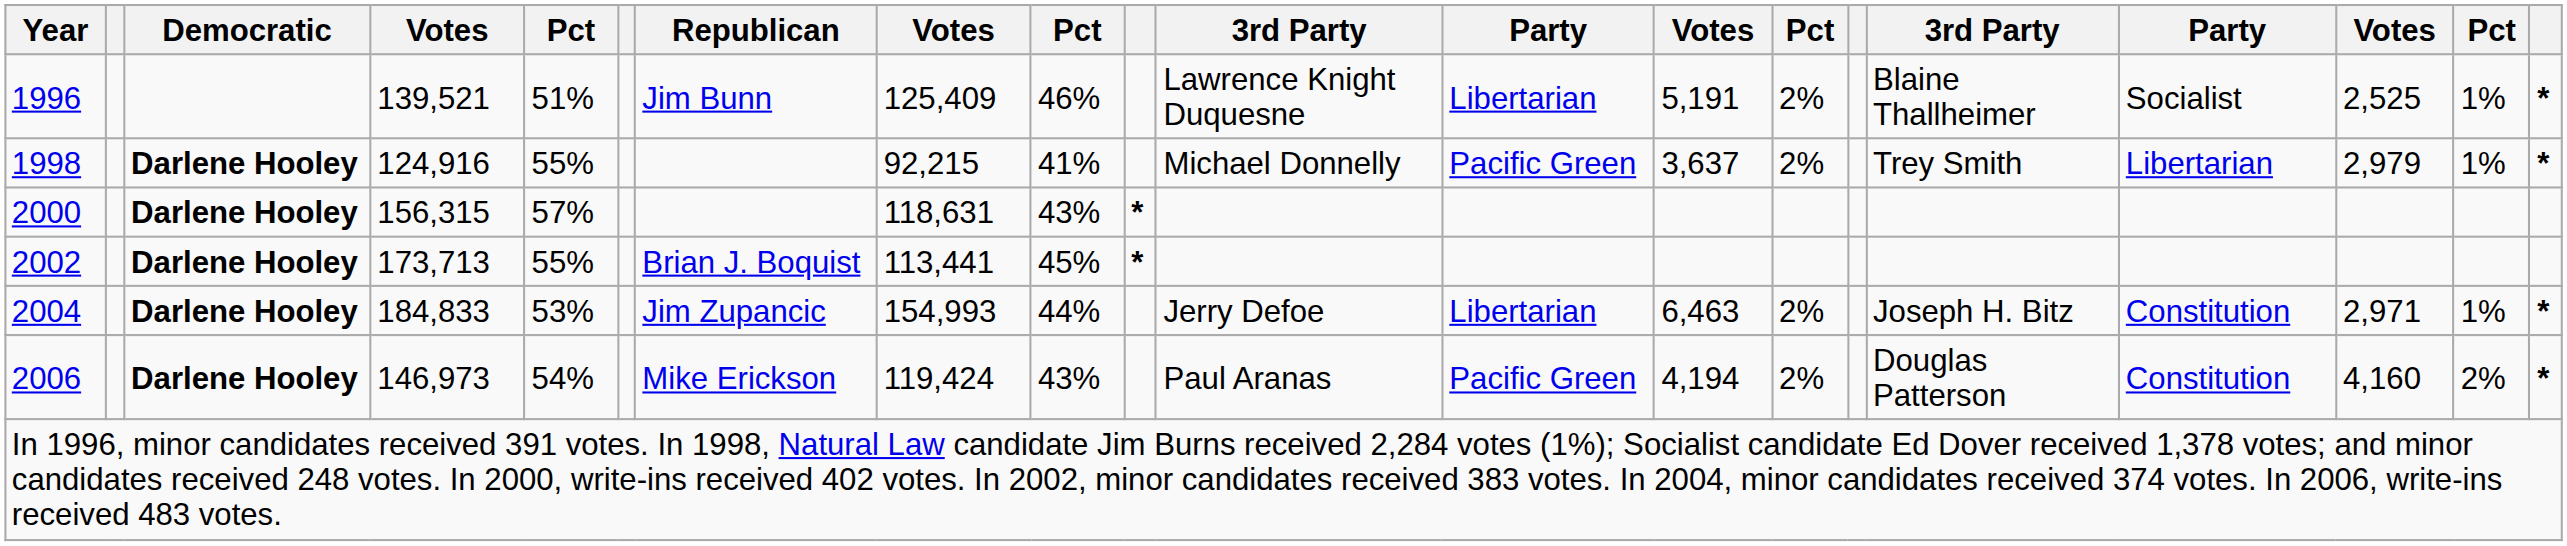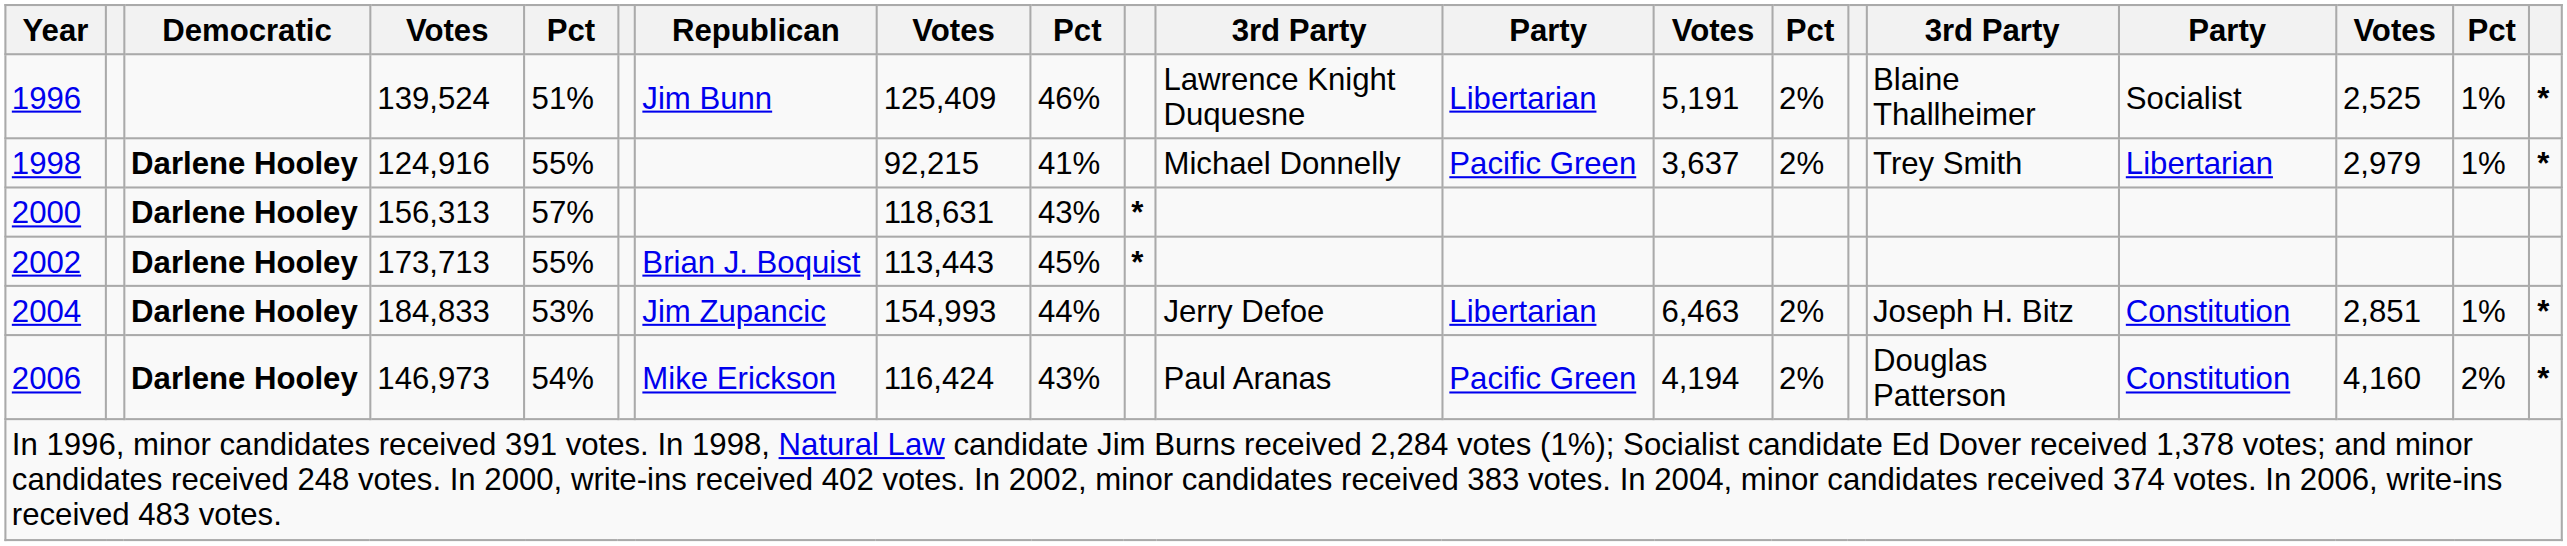(434, 96) 139,521 -> (434, 96) 139,524
(434, 213) 156,315 -> (434, 213) 156,313
(939, 262) 113,441 -> (939, 262) 113,443
(2382, 311) 2,971 -> (2382, 311) 2,851
(939, 378) 119,424 -> (939, 378) 116,424
